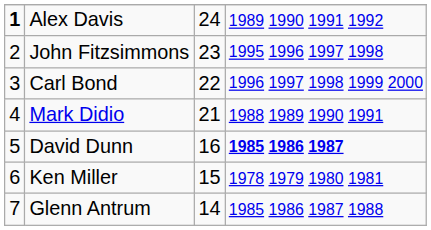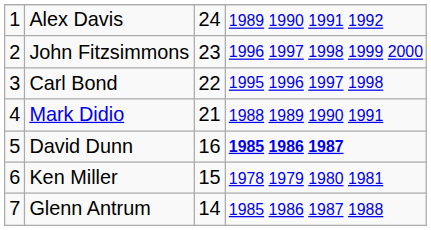(15, 20) bold -> (15, 20) normal
(306, 52) 1995 1996 1997 1998 -> (326, 52) 1996 1997 1998 1999 2000
(326, 83) 1996 1997 1998 1999 2000 -> (306, 83) 1995 1996 1997 1998
